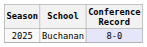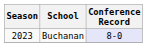(22, 36) 2025 -> (22, 36) 2023
